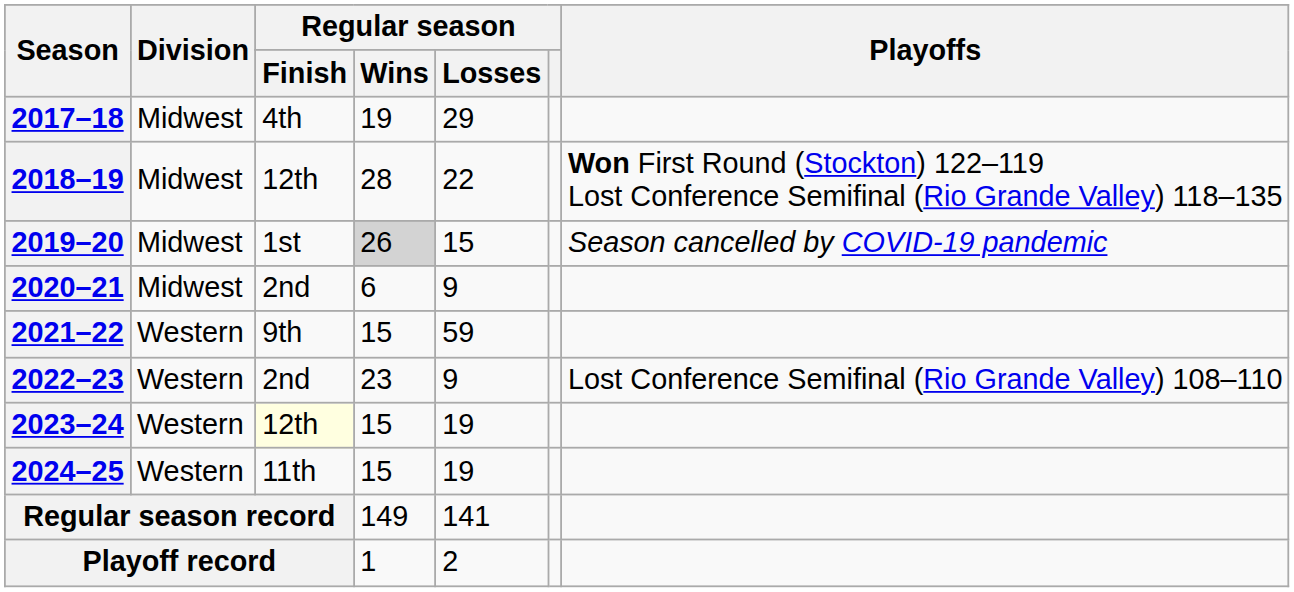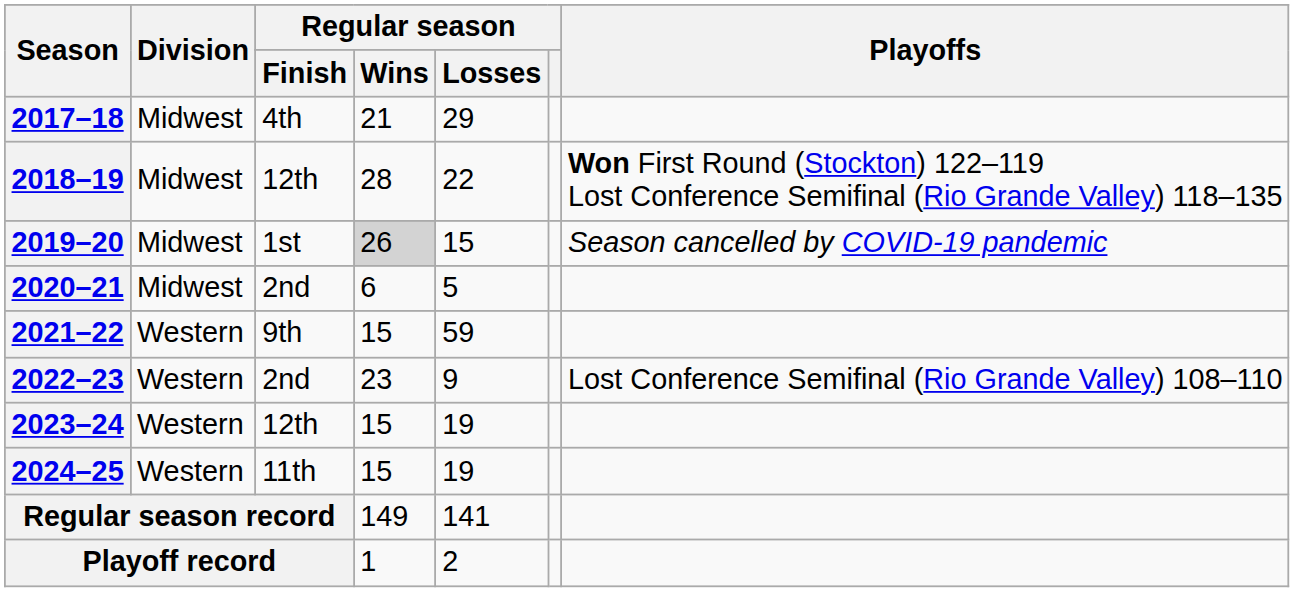(376, 118) 19 -> (376, 118) 21
(450, 288) 9 -> (450, 288) 5
(290, 425) lightyellow background -> (290, 425) no background
